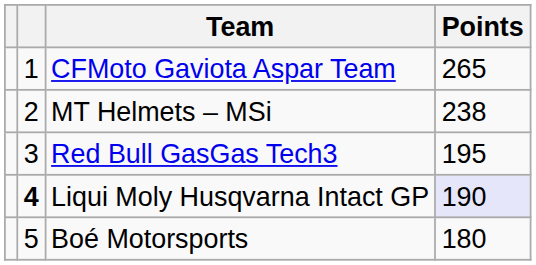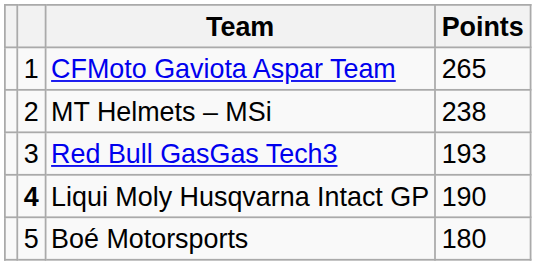(464, 154) 195 -> (464, 154) 193
(464, 197) lavender background -> (464, 197) no background
